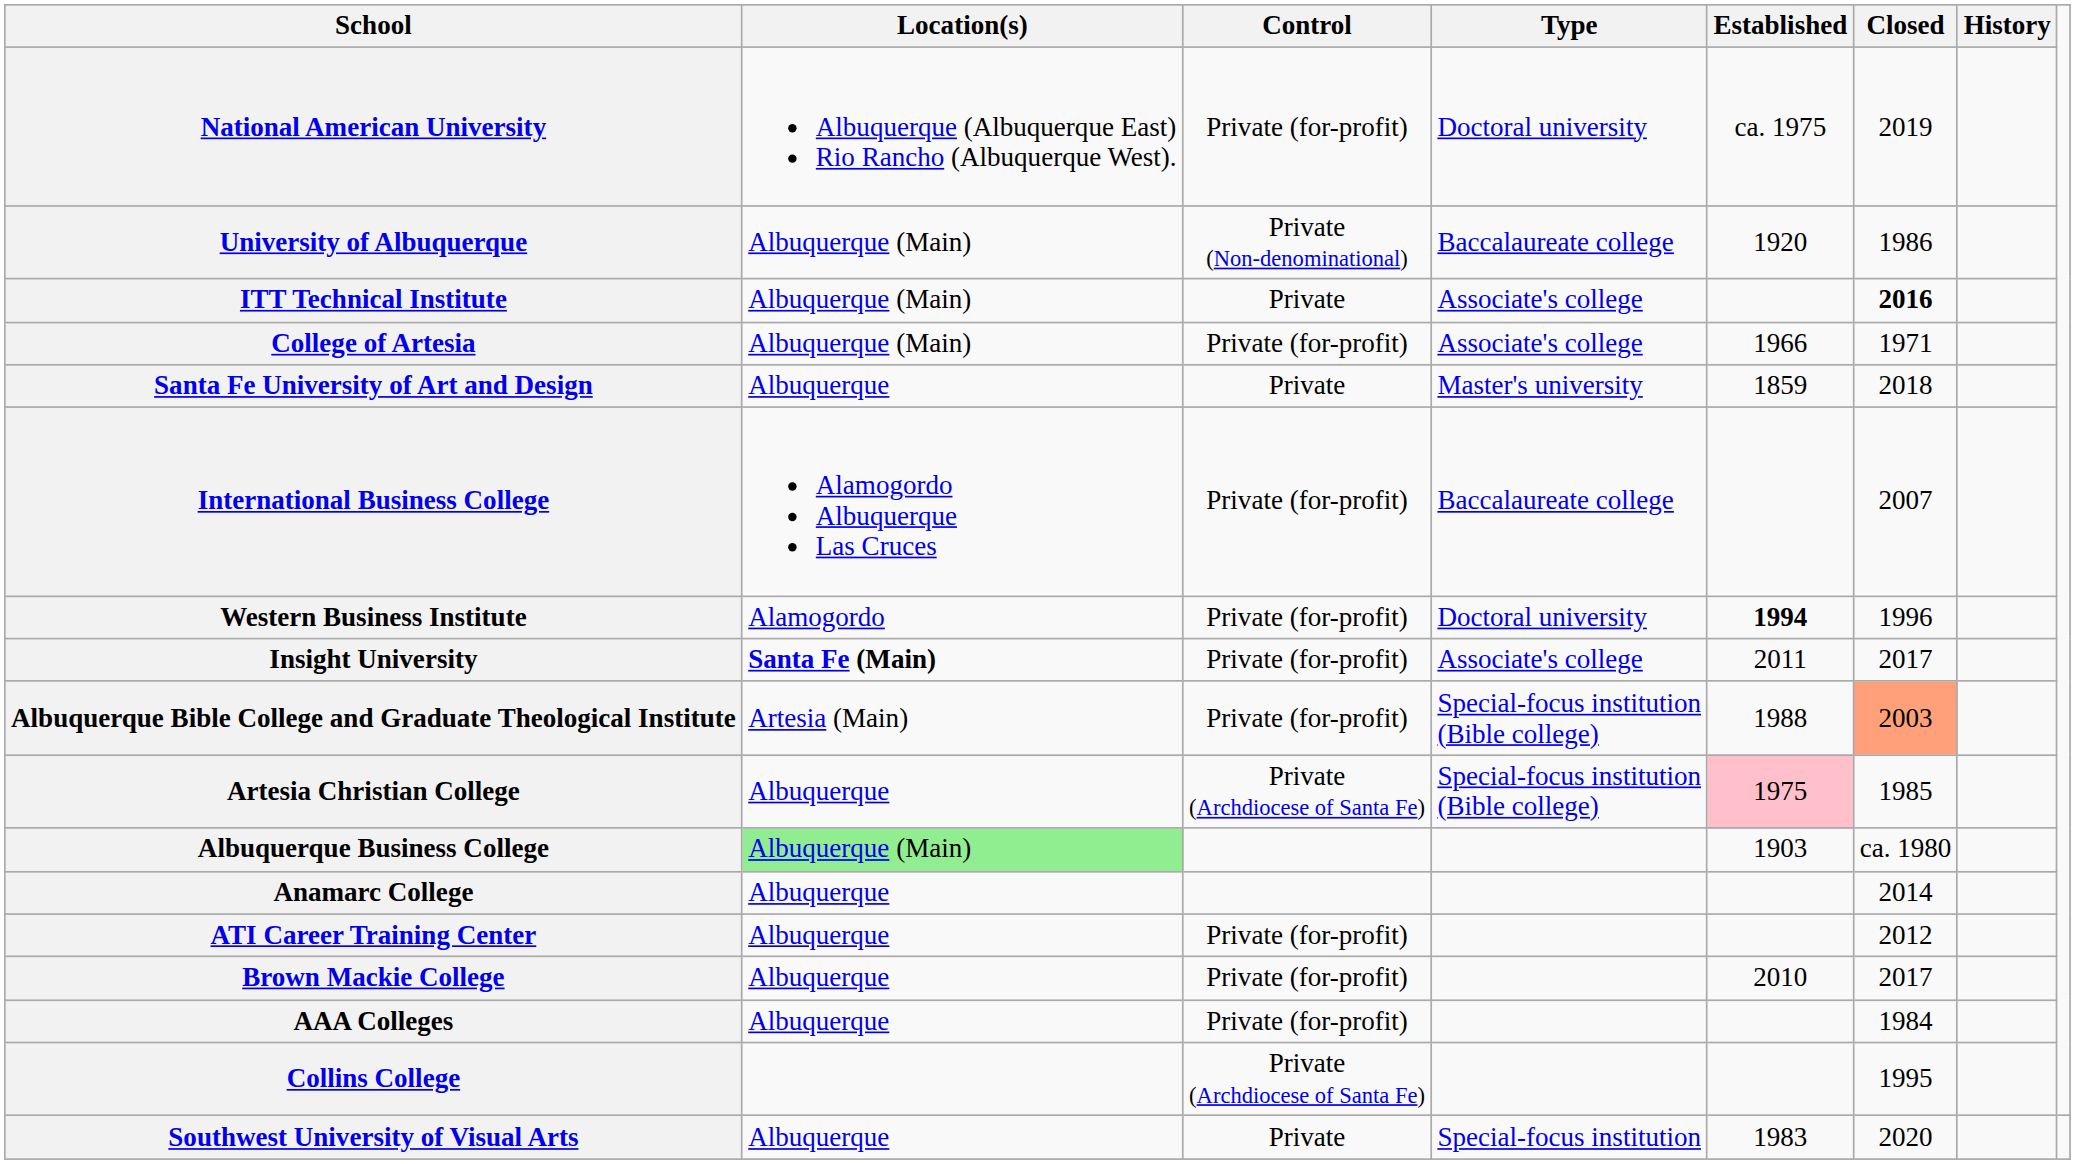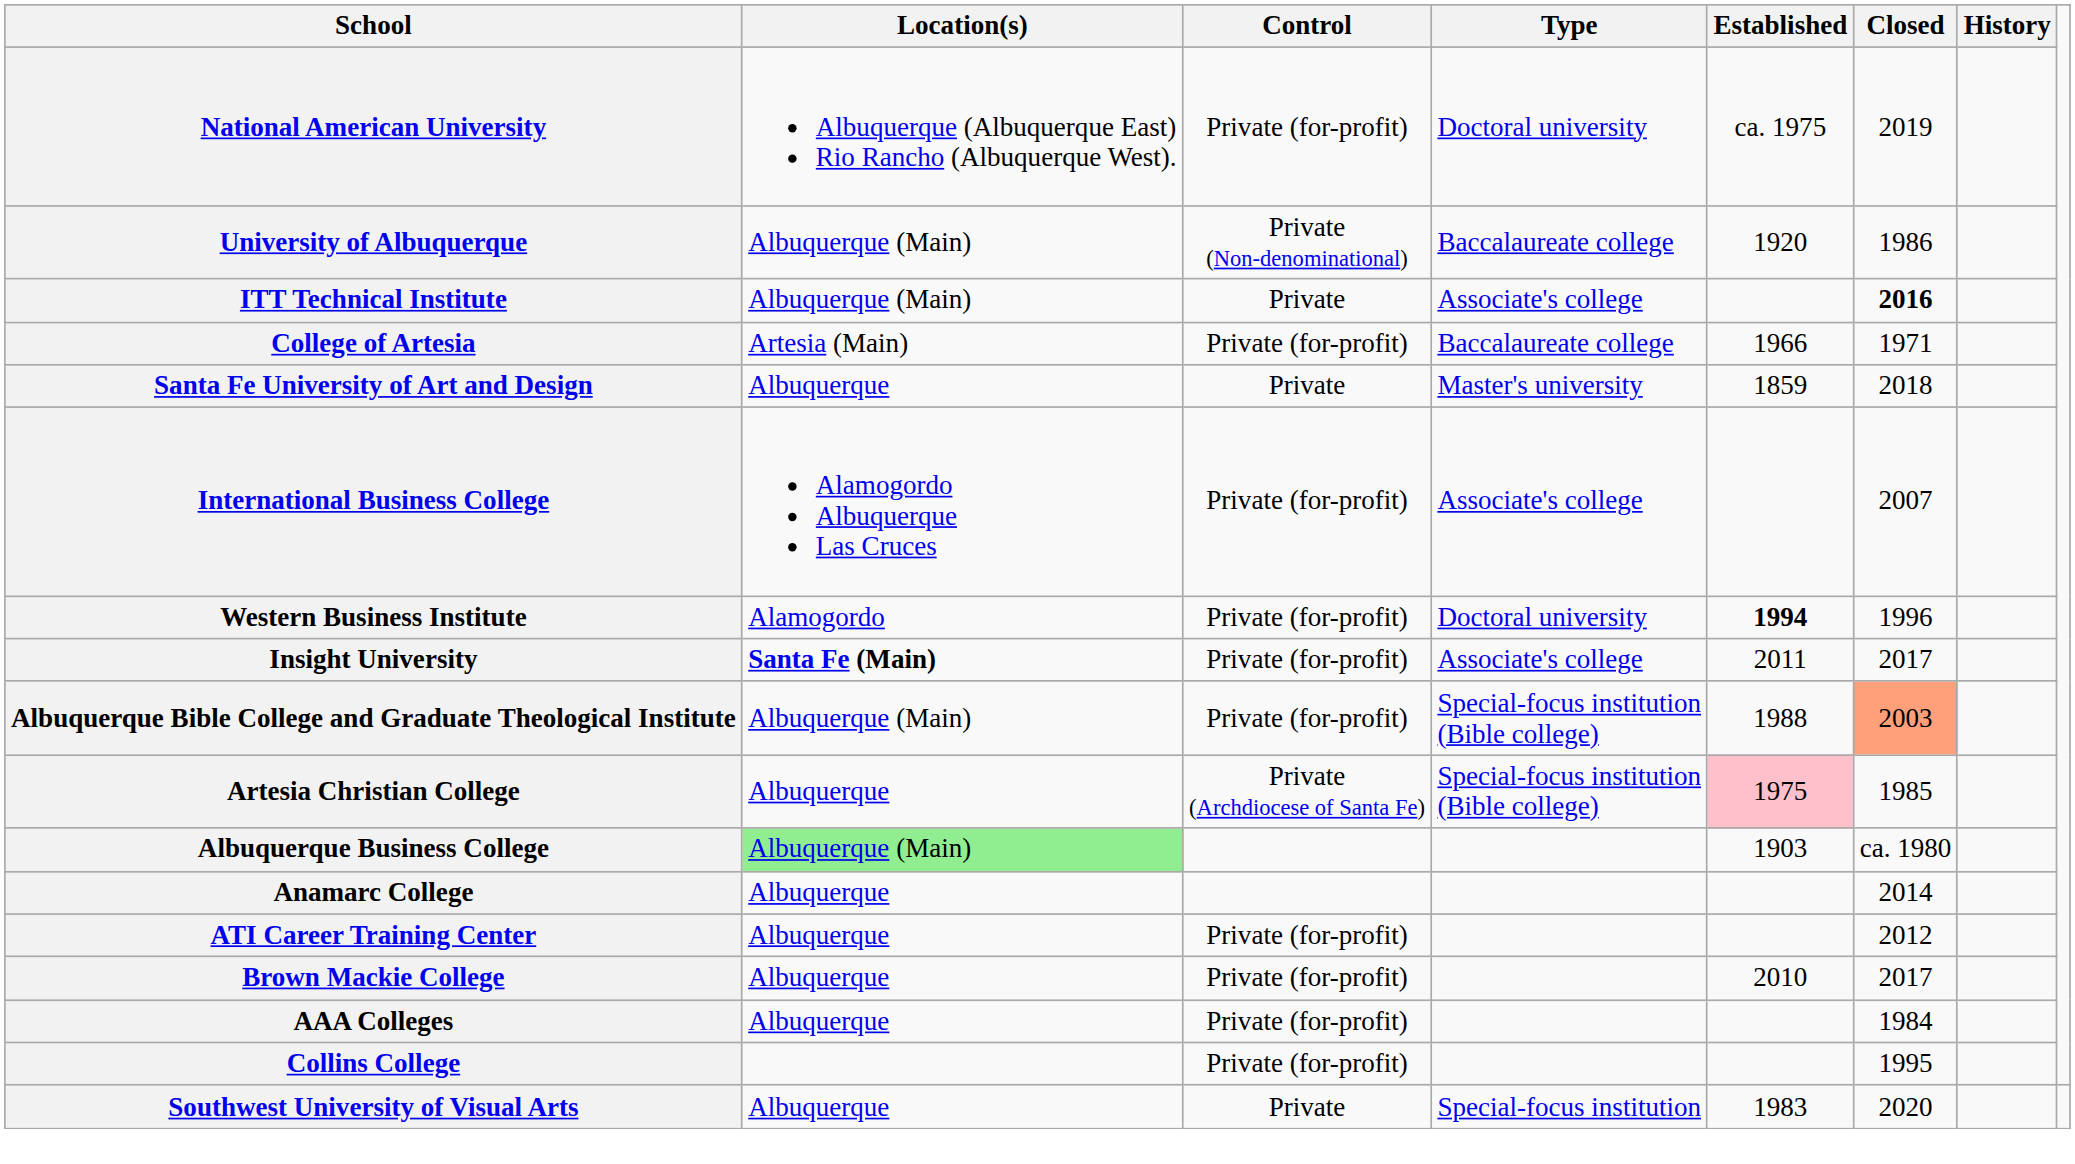(860, 342) Albuquerque (Main) -> (828, 342) Artesia (Main)
(1540, 342) Associate's college -> (1556, 342) Baccalaureate college
(1556, 501) Baccalaureate college -> (1540, 501) Associate's college
(828, 717) Artesia (Main) -> (860, 717) Albuquerque (Main)
(1307, 1078) Private (Archdiocese of Santa Fe) -> (1307, 1063) Private (for-profit)
